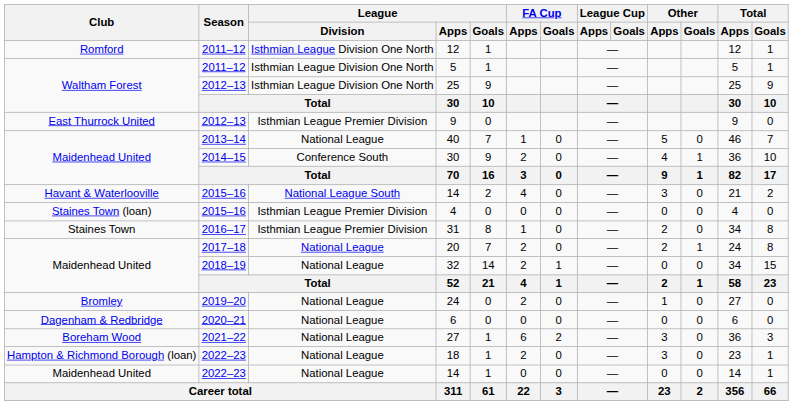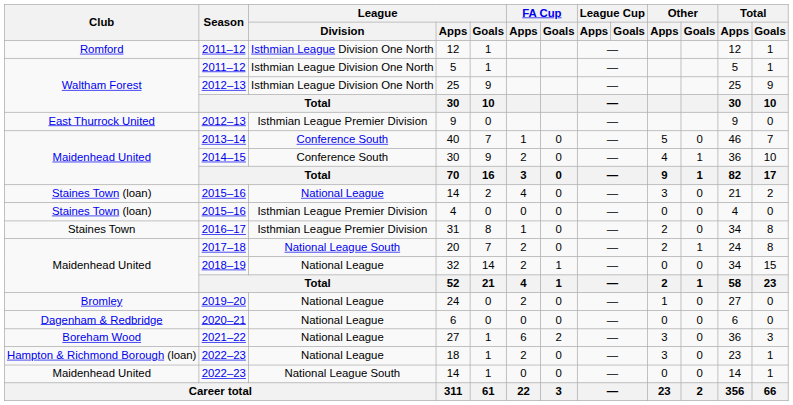(342, 139) National League -> (342, 139) Conference South
(102, 193) Havant & Waterlooville -> (102, 193) Staines Town (loan)
(342, 193) National League South -> (342, 193) National League
(342, 247) National League -> (342, 247) National League South
(342, 373) National League -> (342, 373) National League South
